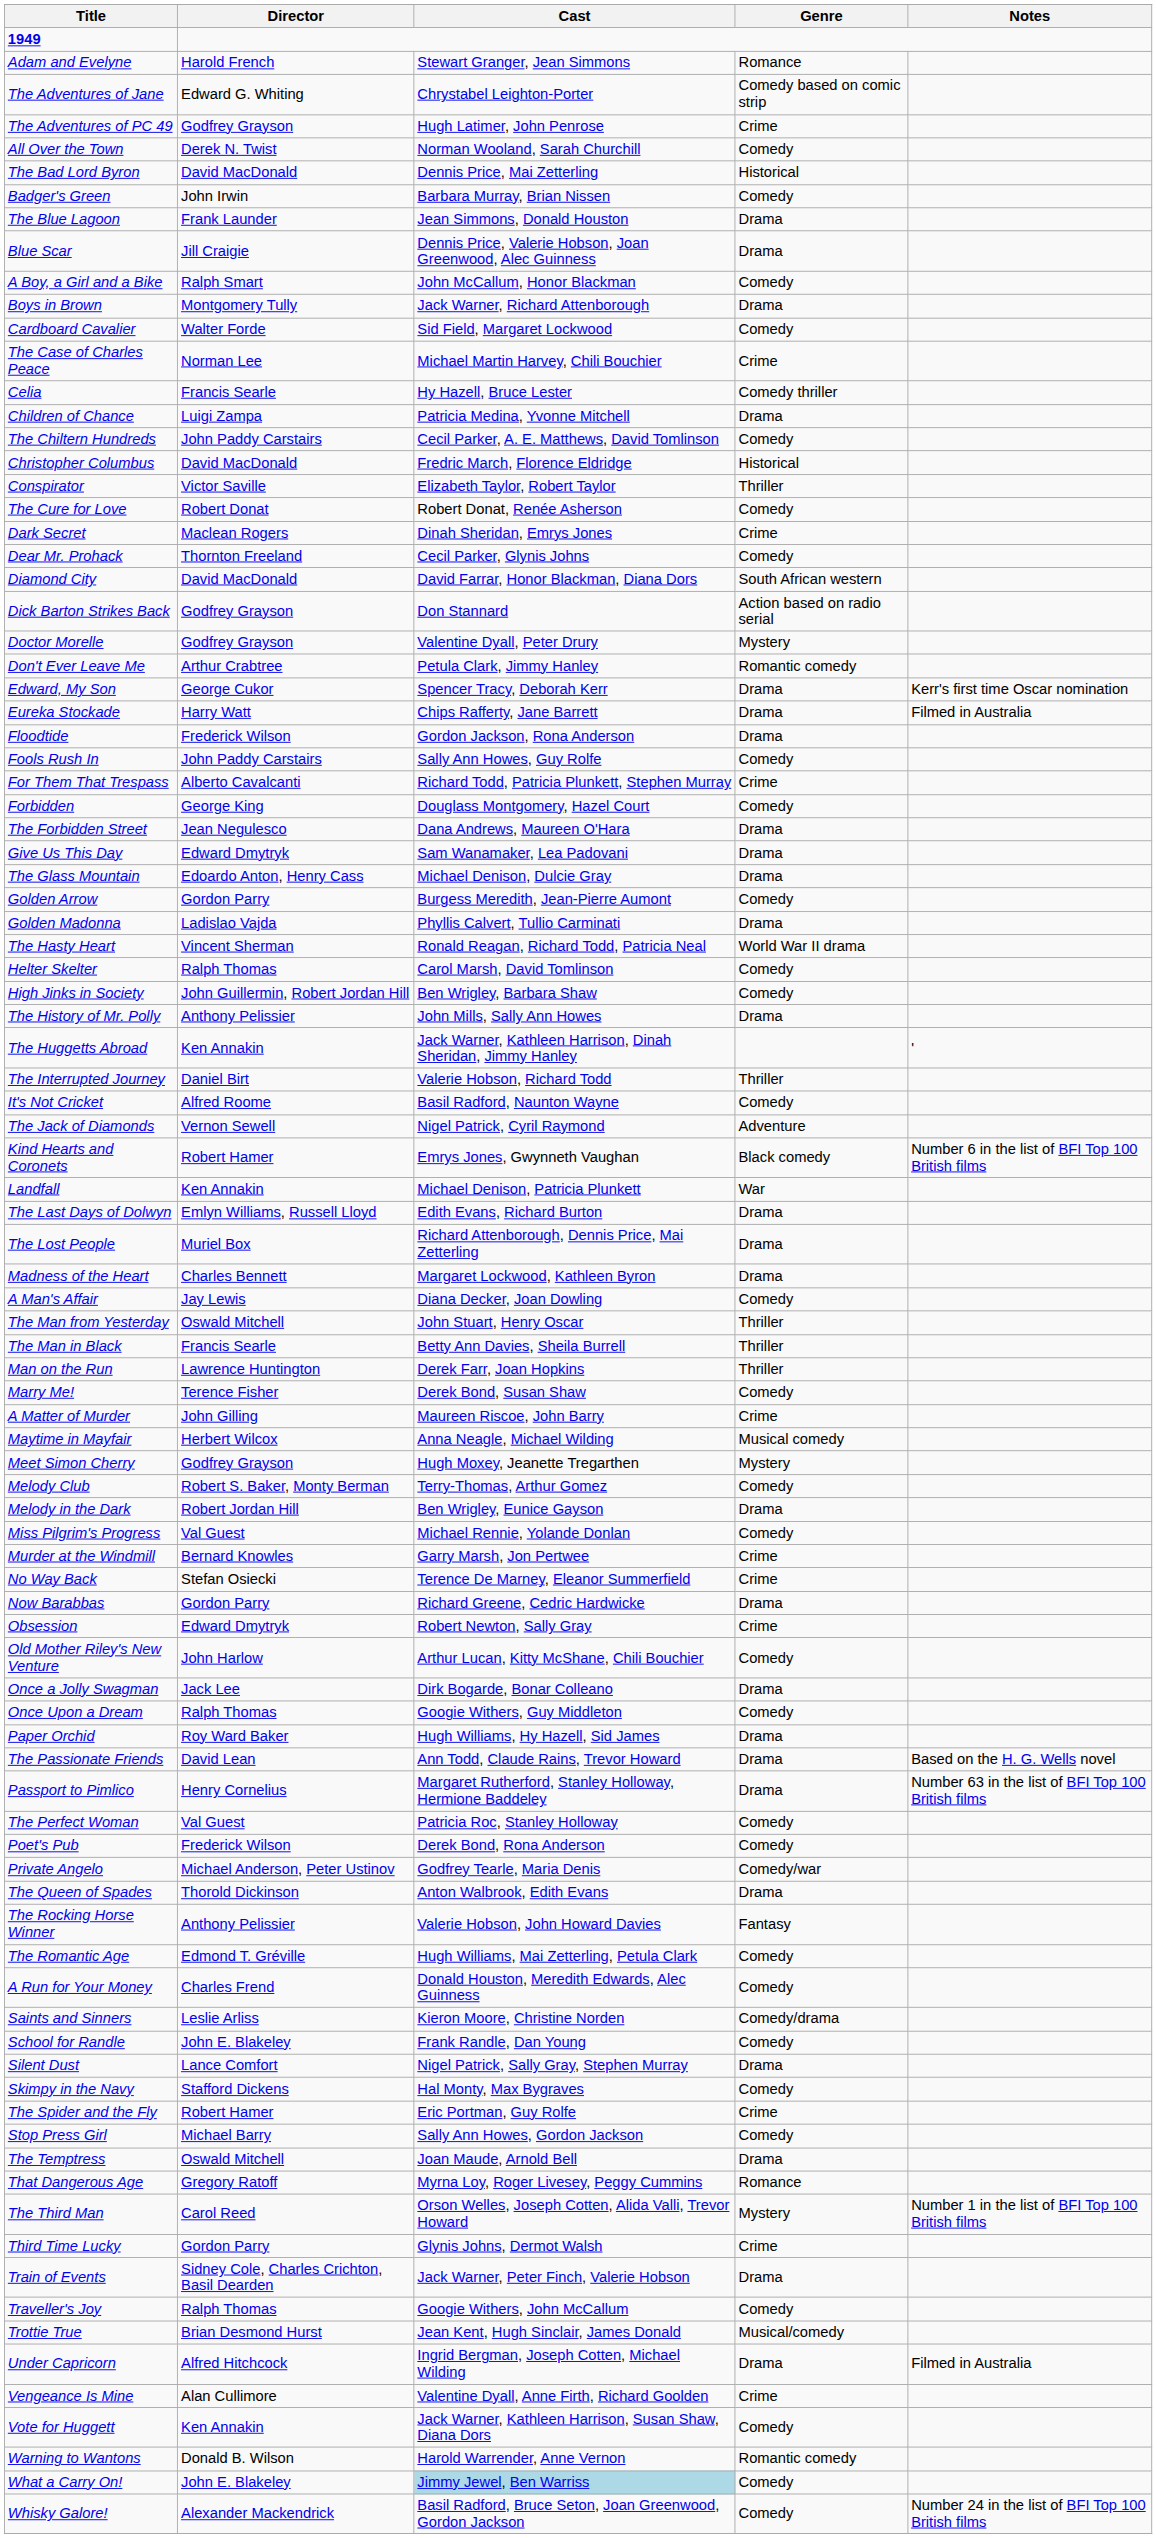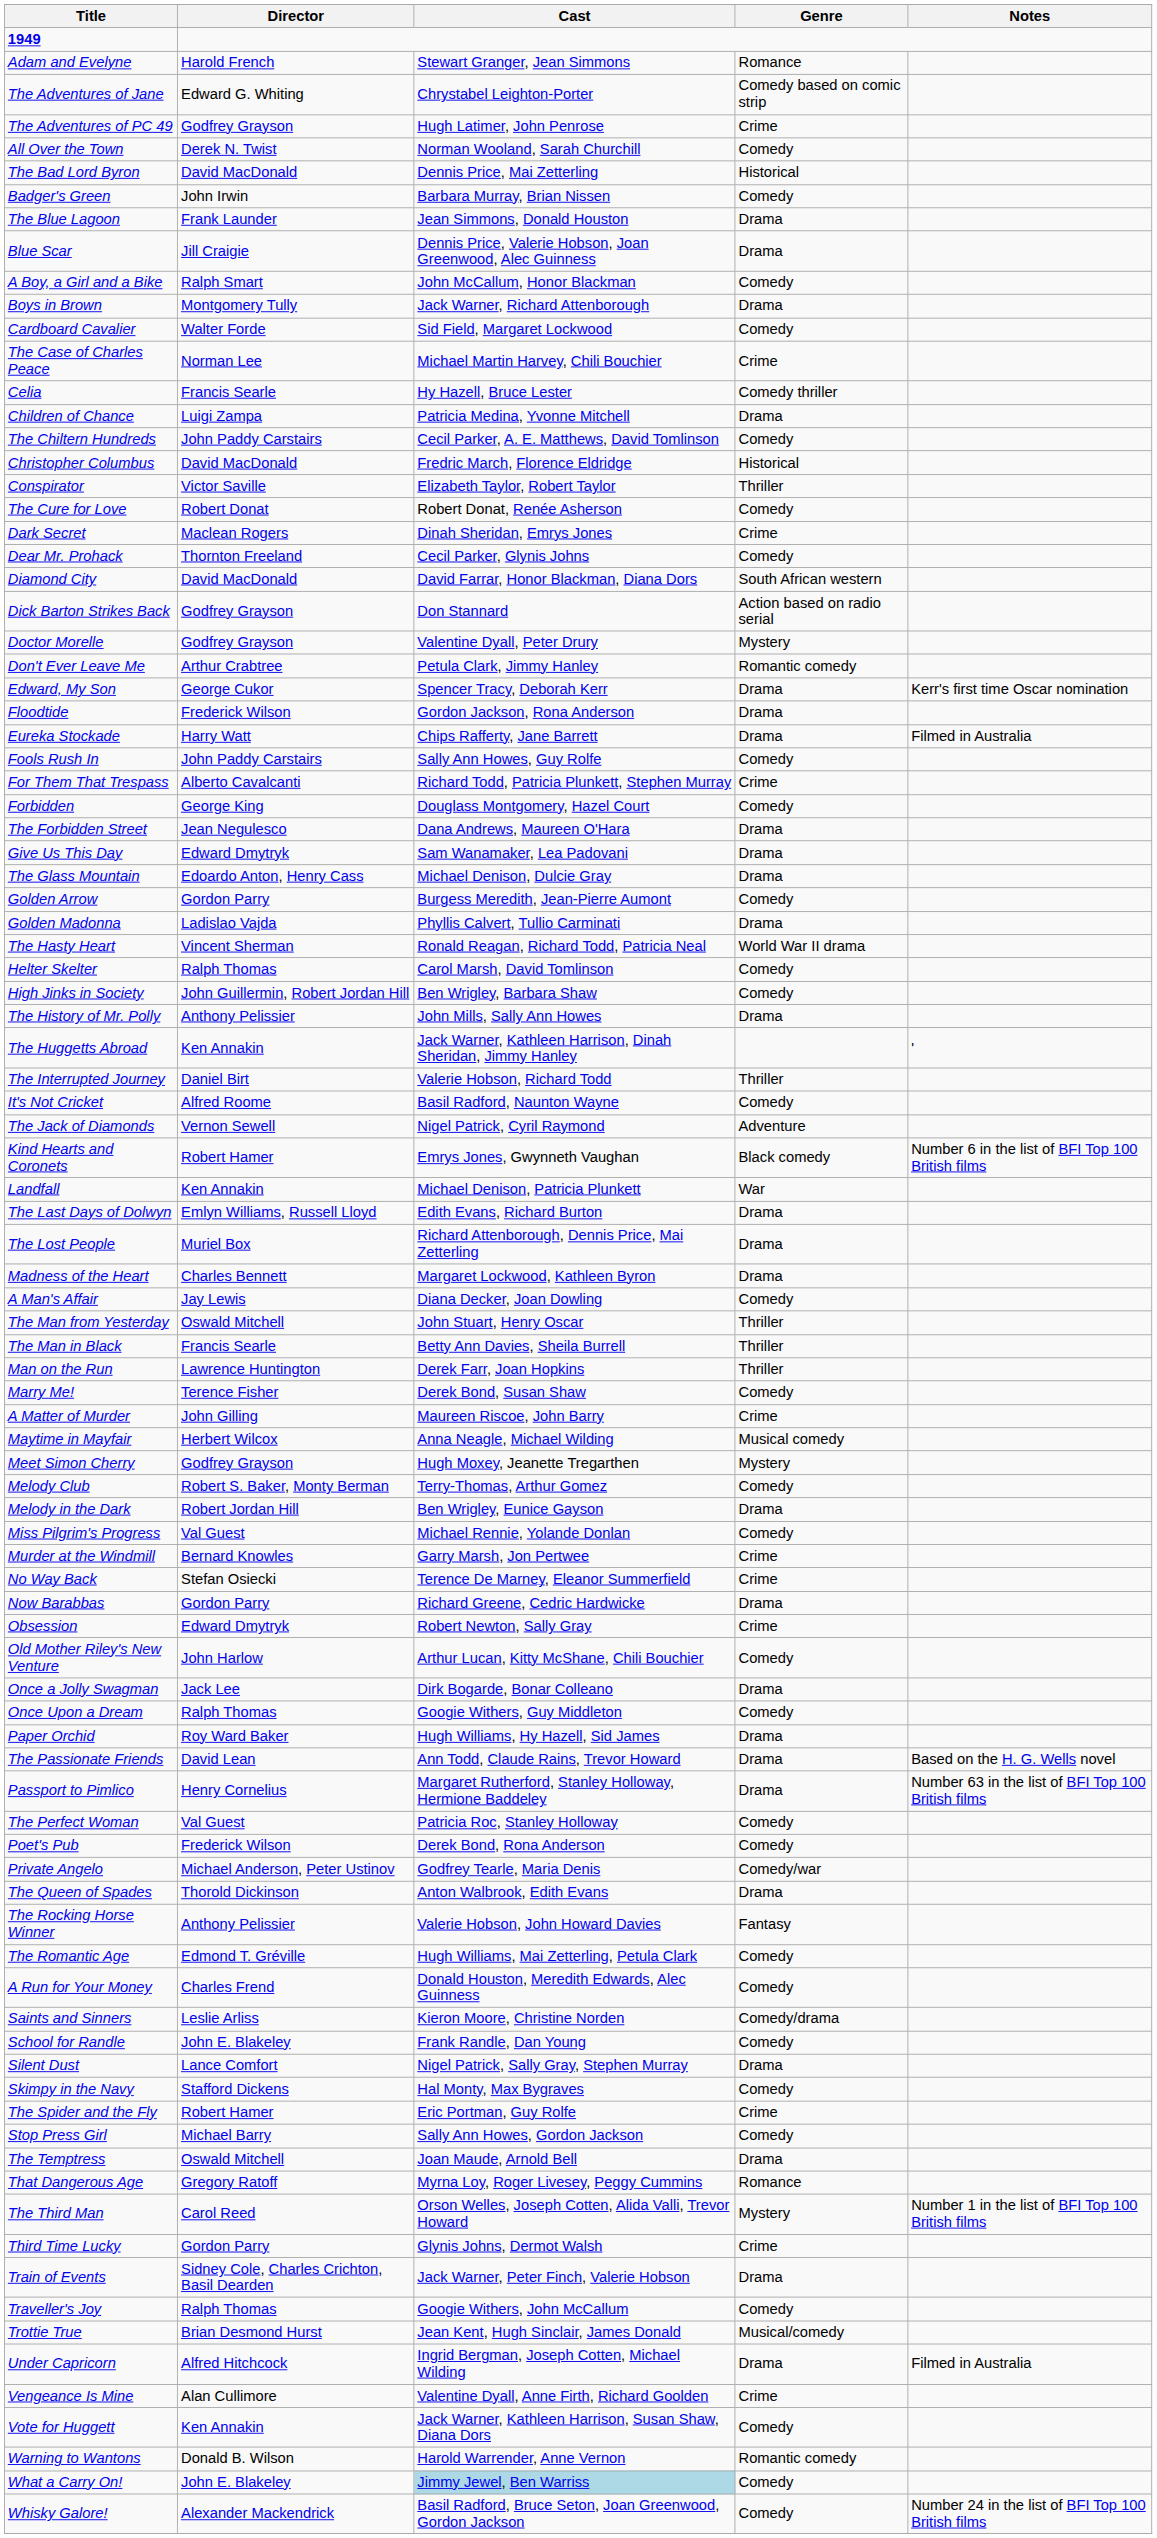rows swapped: (64, 712) <-> (38, 736)
